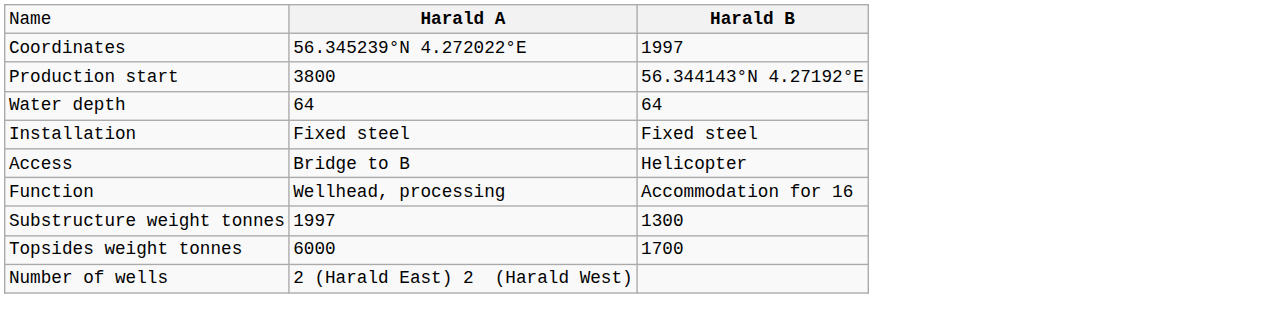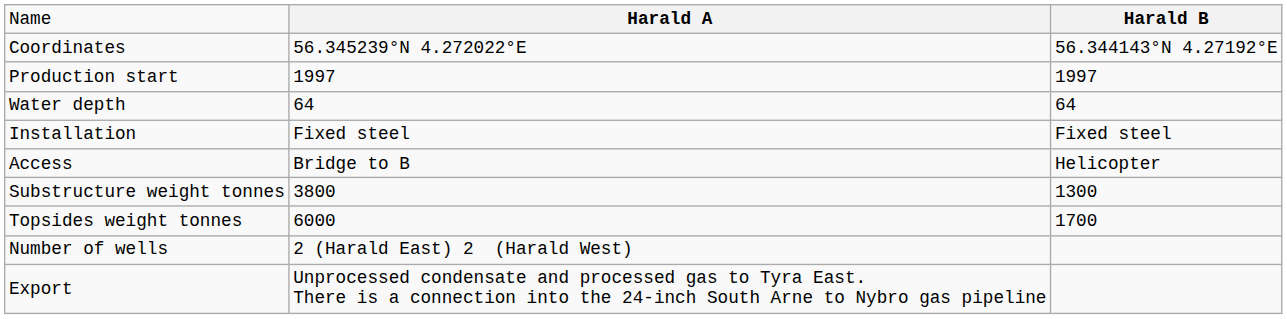(662, 48) 1997 -> (1166, 48) 56.344143°N 4.27192°E
(314, 77) 3800 -> (314, 77) 1997
(752, 77) 56.344143°N 4.27192°E -> (1076, 77) 1997
- row: (51, 192)
(314, 221) 1997 -> (314, 192) 3800
+ row: (41, 289)
